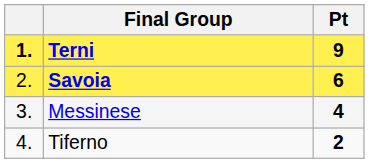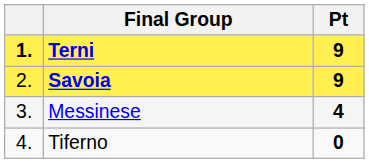(338, 81) 6 -> (338, 81) 9
(338, 142) 2 -> (338, 142) 0
